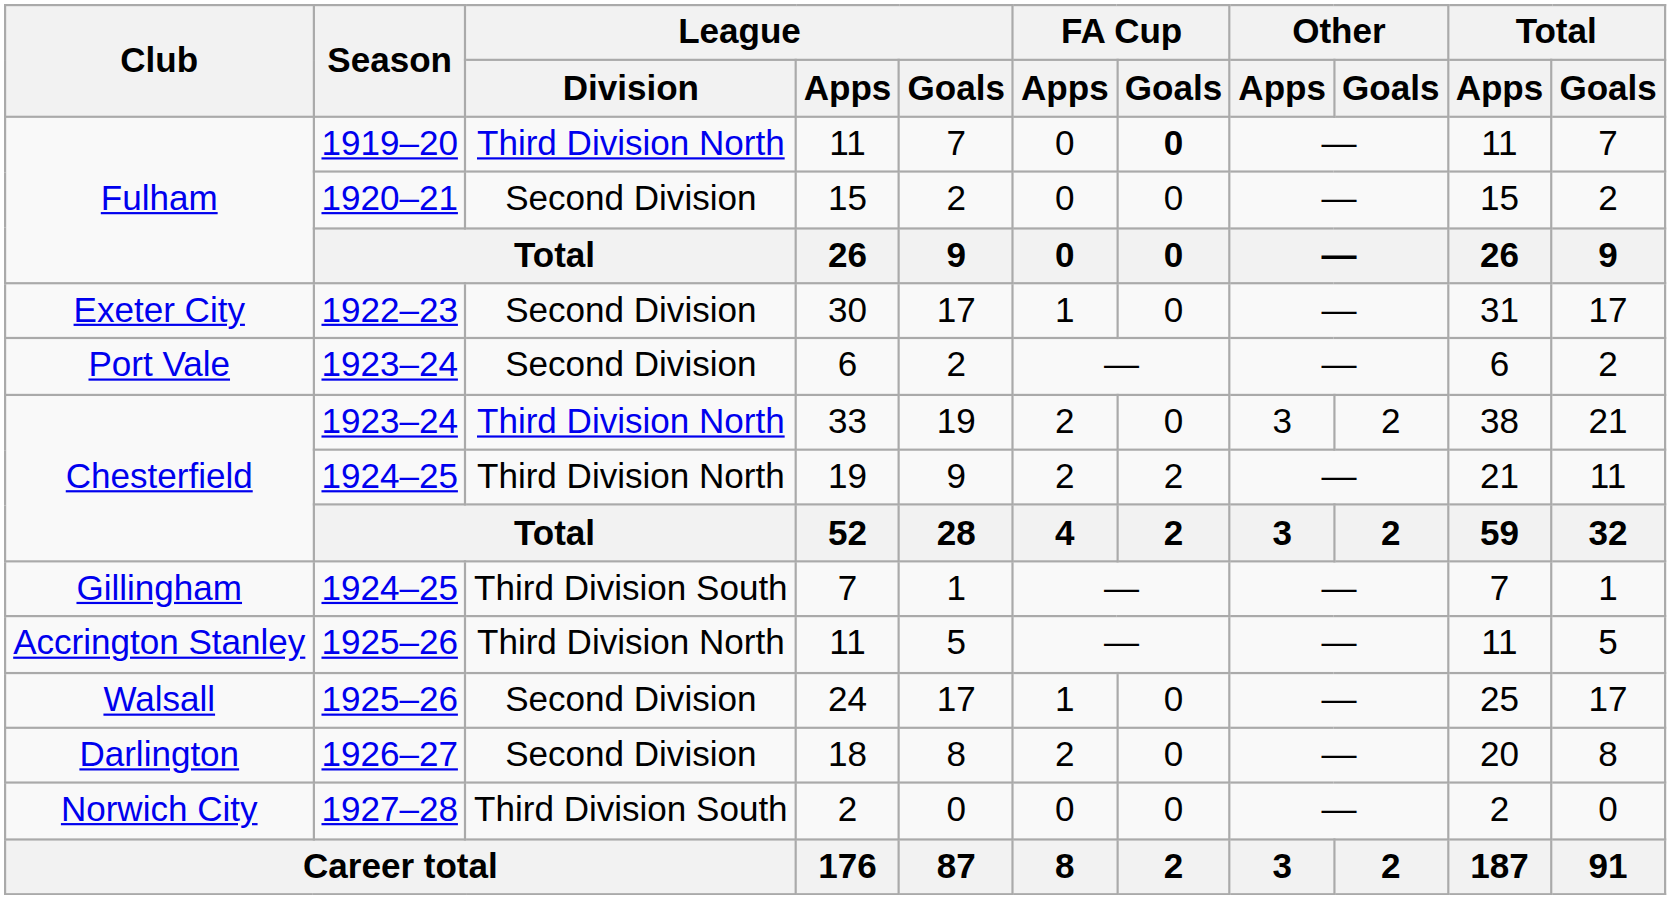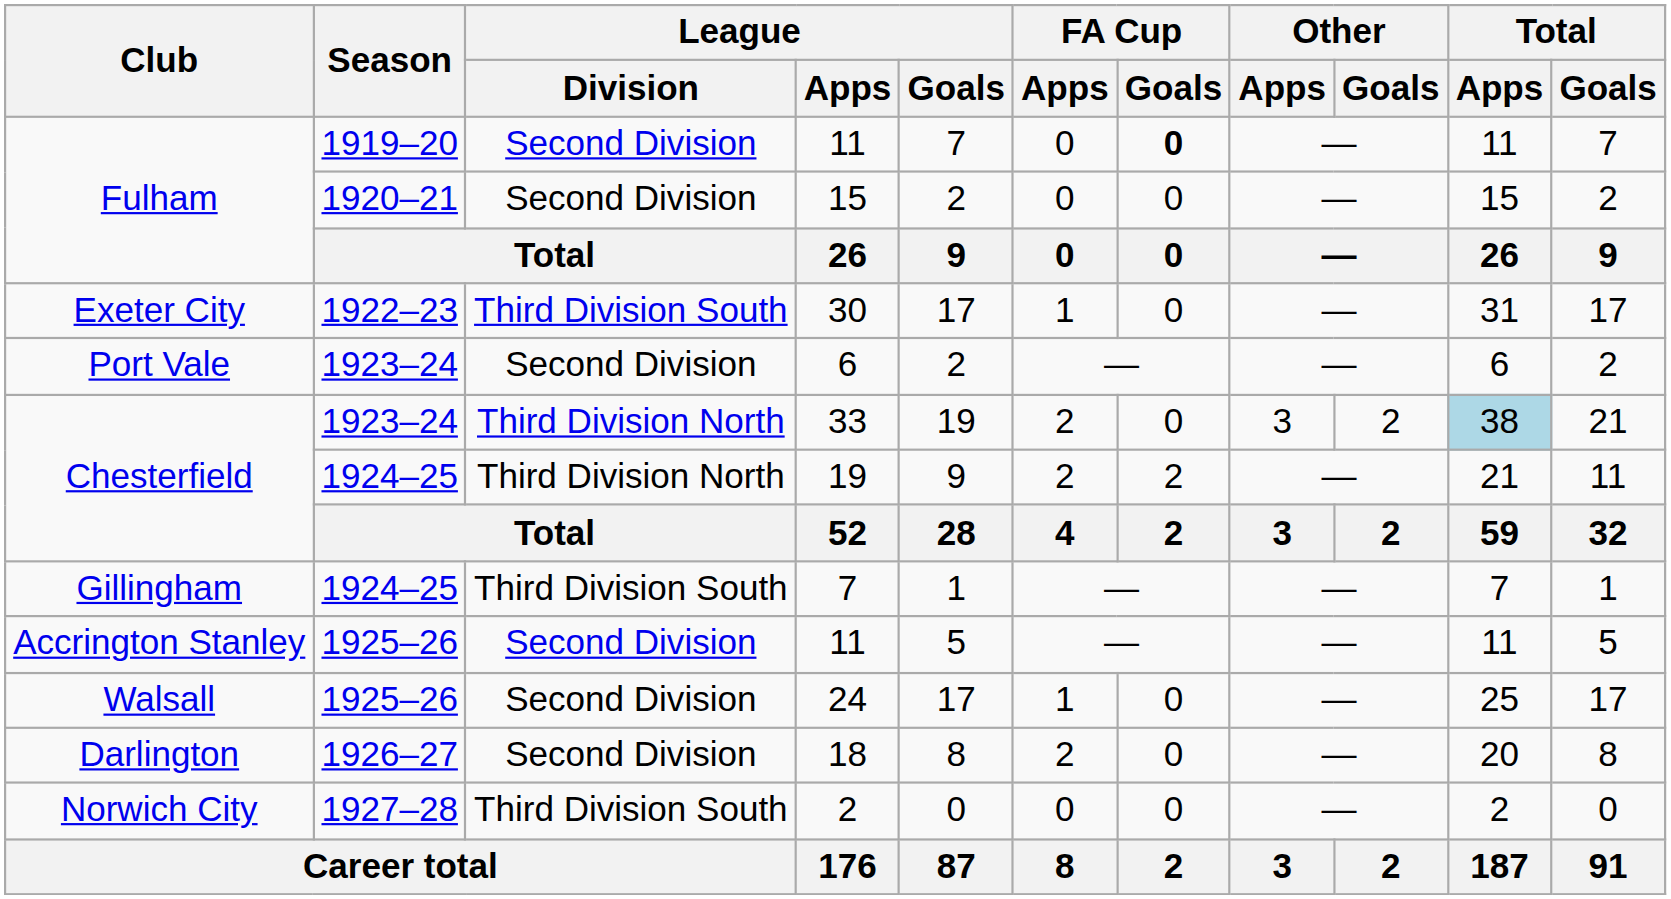(631, 143) Third Division North -> (631, 143) Second Division
(631, 310) Second Division -> (631, 310) Third Division South
(1499, 421) no background -> (1499, 421) lightblue background
(631, 643) Third Division North -> (631, 643) Second Division
